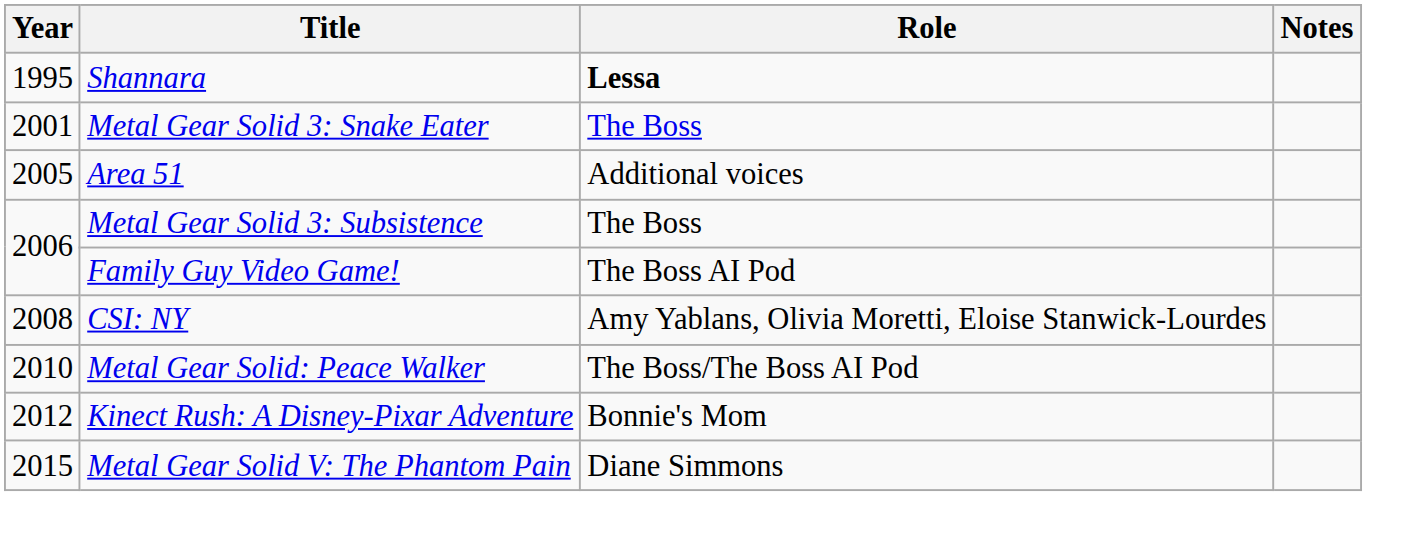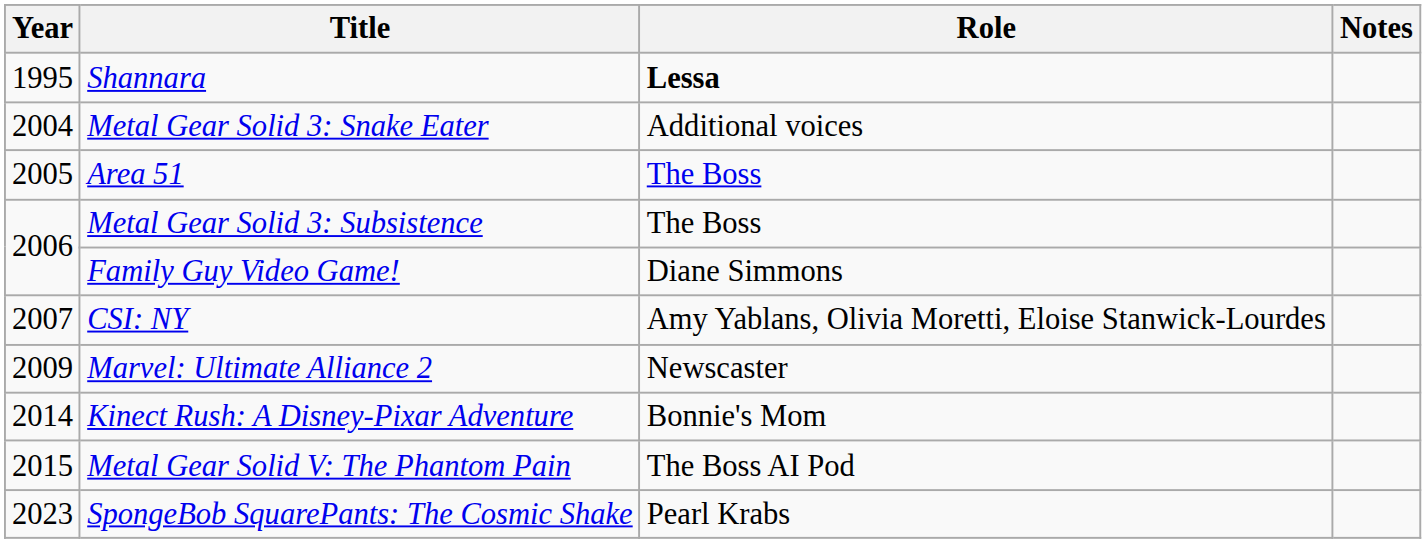(43, 125) 2001 -> (43, 125) 2004
(645, 125) The Boss -> (755, 125) Additional voices
(696, 174) Additional voices -> (704, 174) The Boss
(691, 271) The Boss AI Pod -> (745, 271) Diane Simmons
(43, 319) 2008 -> (43, 319) 2007
+ row: (260, 367)
- row: (286, 367)
(43, 416) 2012 -> (43, 416) 2014
(685, 464) Diane Simmons -> (751, 464) The Boss AI Pod
+ row: (360, 513)
